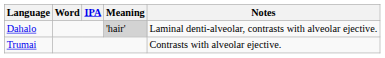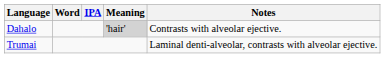(263, 28) Laminal denti-alveolar, contrasts with alveolar ejective. -> (215, 28) Contrasts with alveolar ejective.
(215, 45) Contrasts with alveolar ejective. -> (263, 45) Laminal denti-alveolar, contrasts with alveolar ejective.
